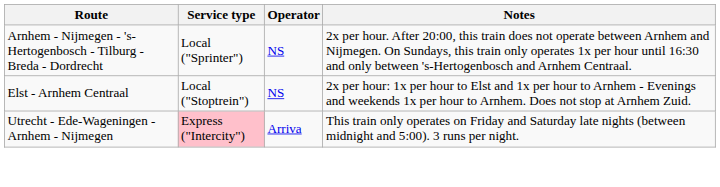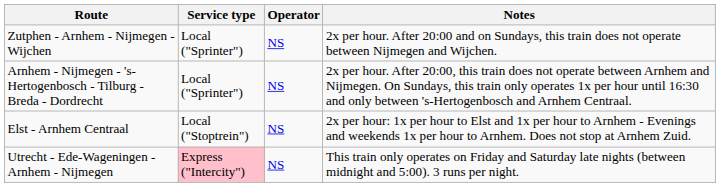+ row: (91, 43)
(285, 128) Arriva -> (276, 164) NS
